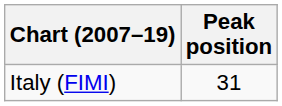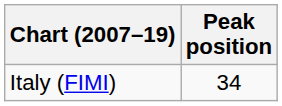(229, 82) 31 -> (229, 82) 34
